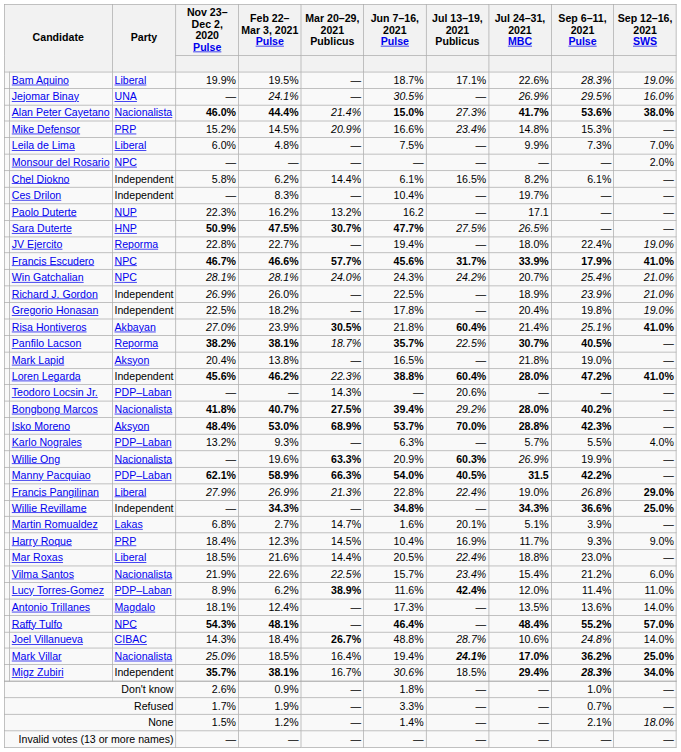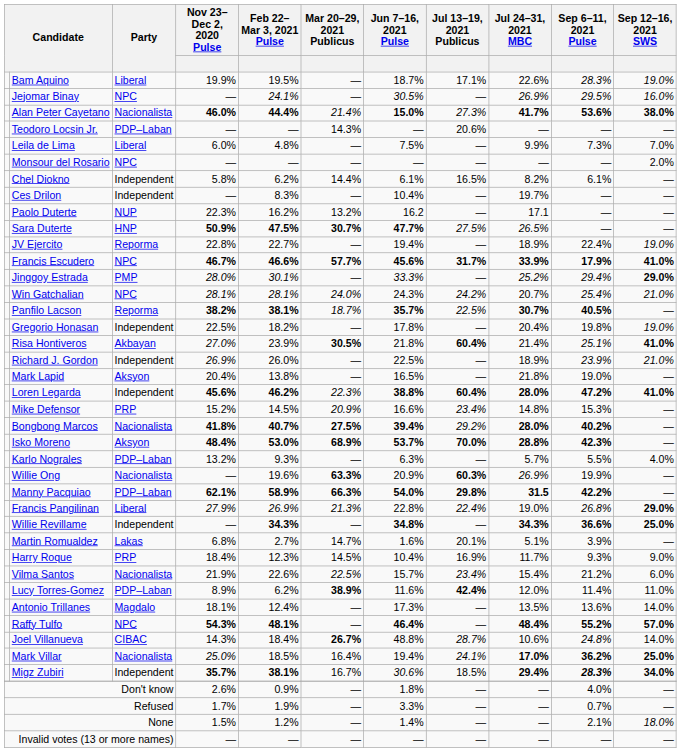(126, 96) UNA -> (126, 96) NPC
rows swapped: (46, 129) <-> (55, 393)
(534, 245) 18.0% -> (534, 245) 18.9%
+ row: (50, 277)
rows swapped: (55, 294) <-> (47, 343)
(471, 475) 40.5% -> (471, 492) 29.8%
- row: (37, 557)
(471, 656) bold -> (471, 656) normal
(599, 689) 1.0% -> (599, 689) 4.0%
